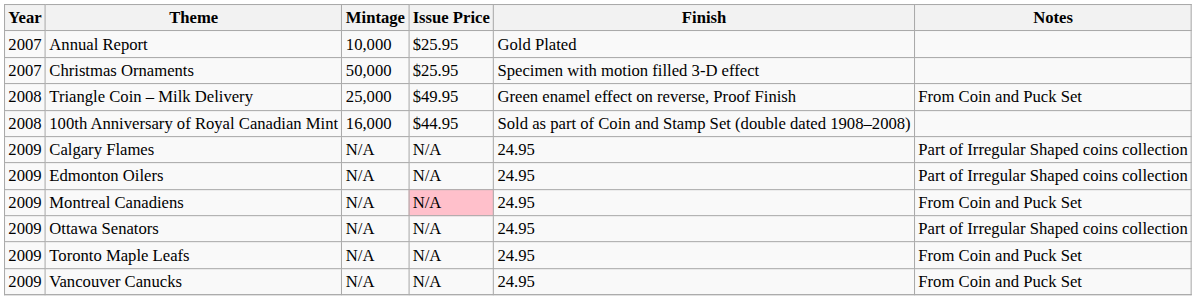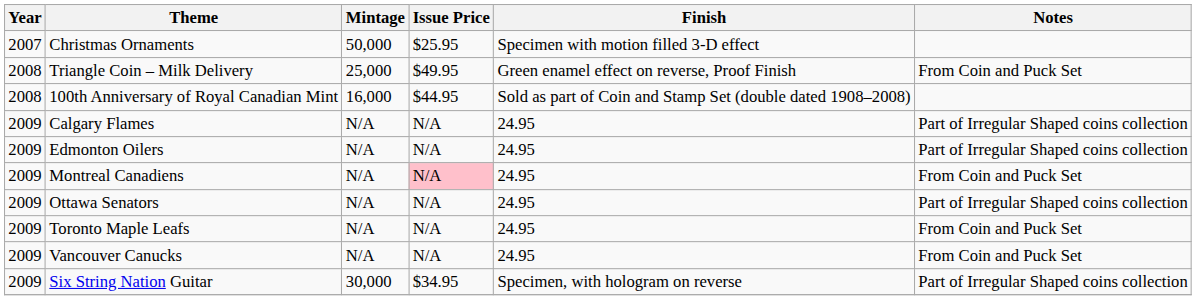- row: (99, 44)
+ row: (131, 281)
